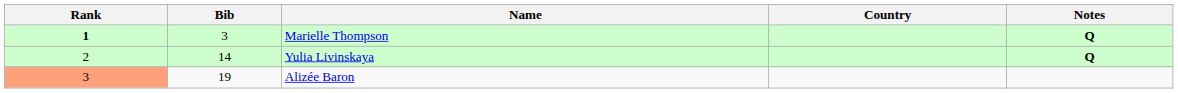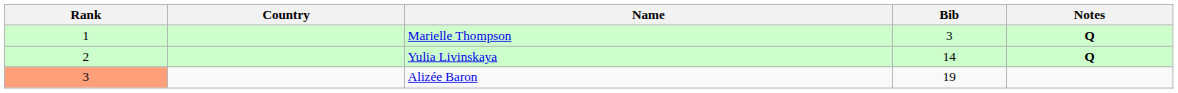columns swapped: (225, 14) <-> (888, 14)
(86, 35) bold -> (86, 35) normal
